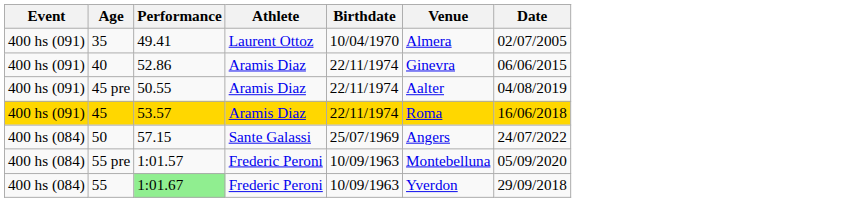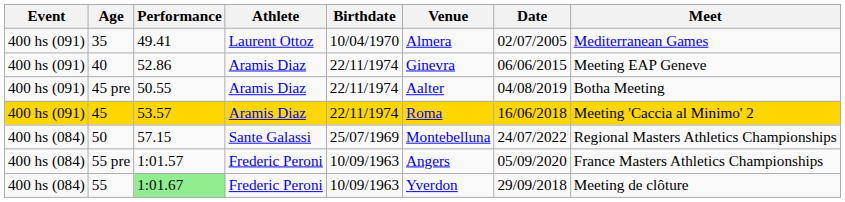+ column: (705, 16)
(428, 137) Angers -> (448, 137) Montebelluna
(448, 161) Montebelluna -> (428, 161) Angers
